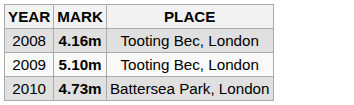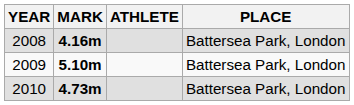+ column: (144, 17)
(190, 41) Tooting Bec, London -> (266, 41) Battersea Park, London
(190, 65) Tooting Bec, London -> (266, 65) Battersea Park, London
